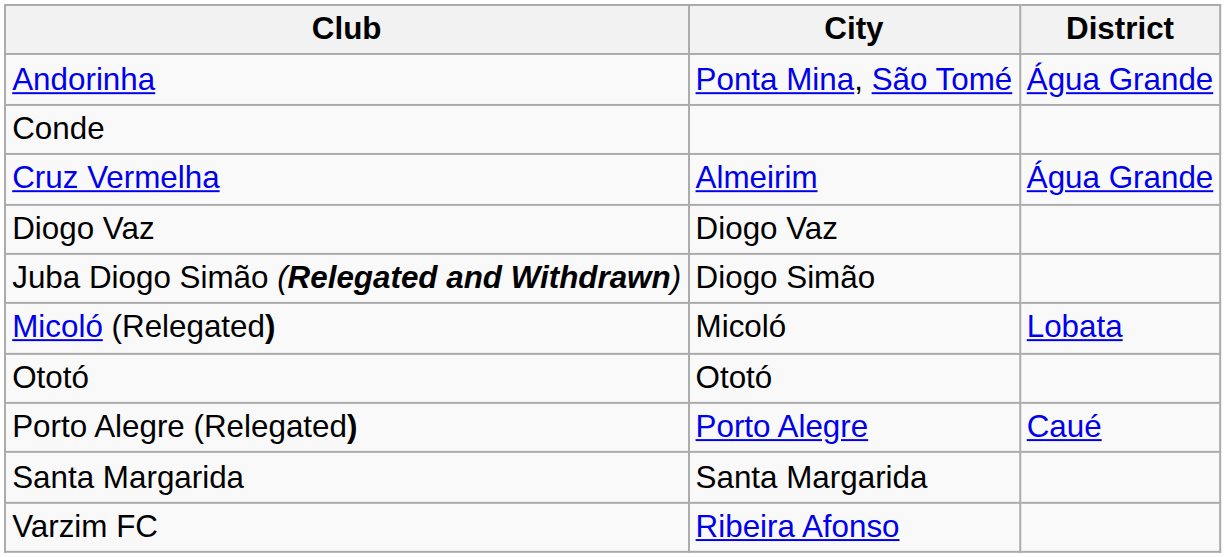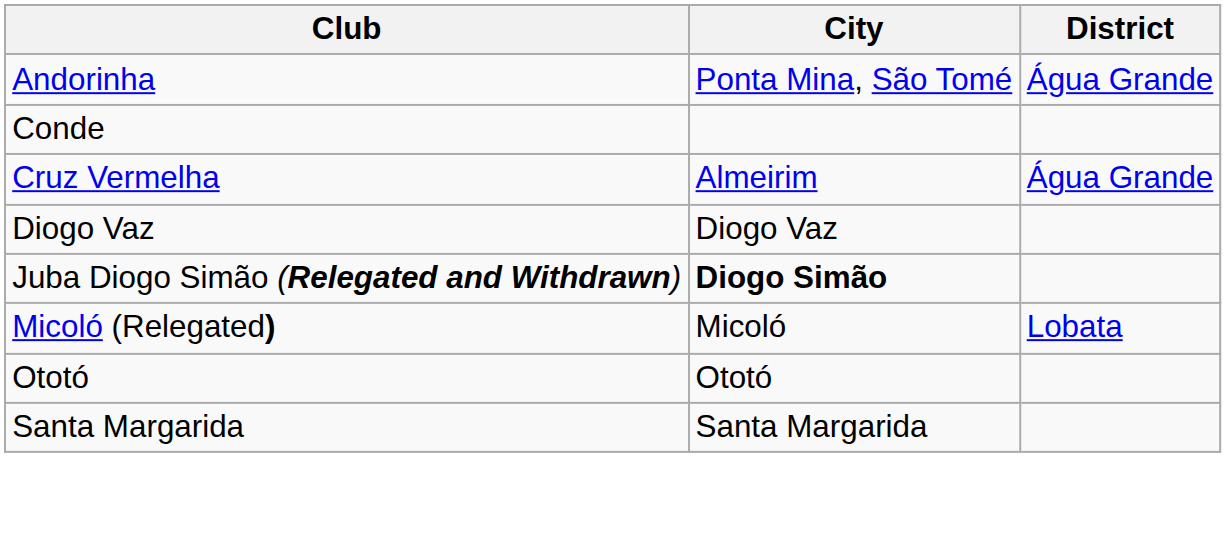(785, 278) normal -> (791, 278) bold
- row: (185, 427)
- row: (85, 526)
